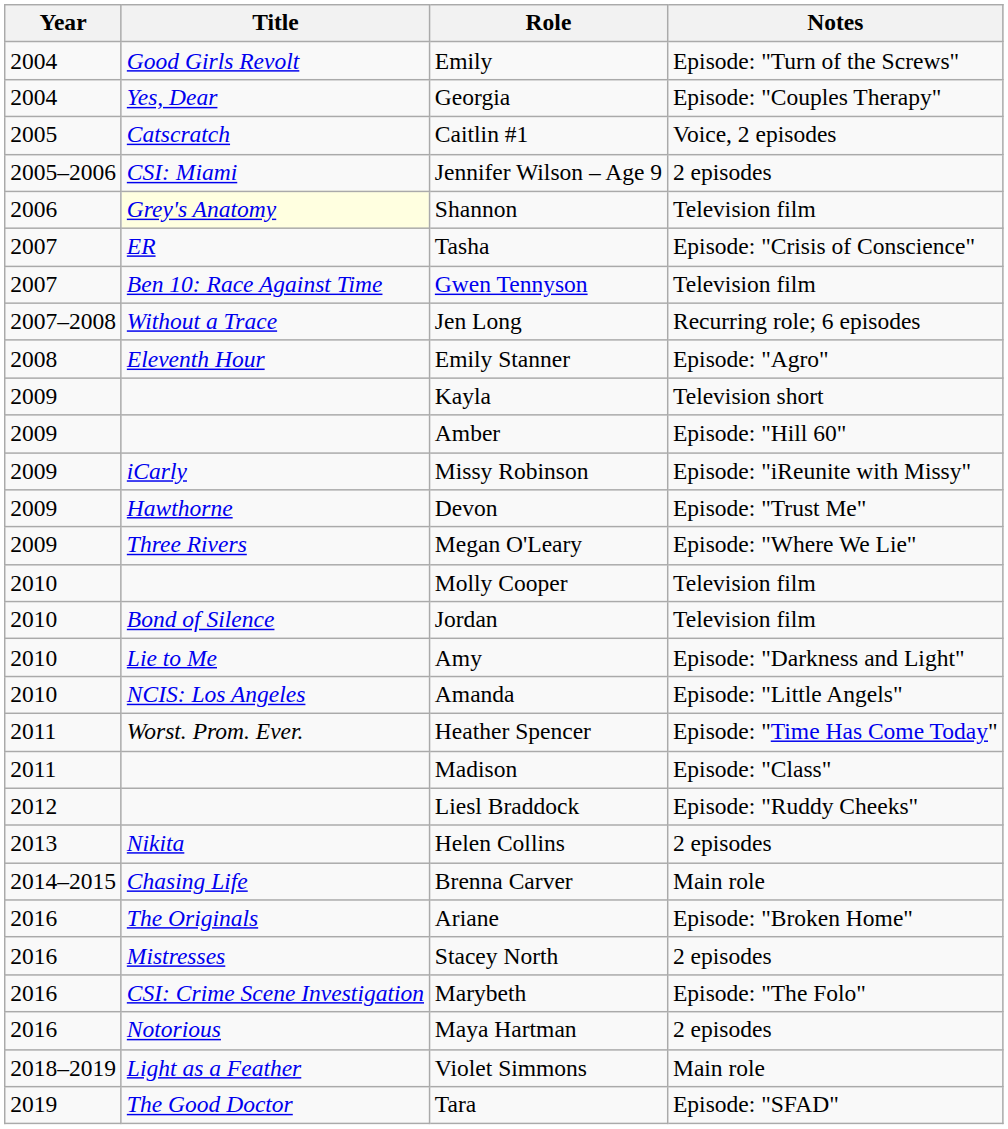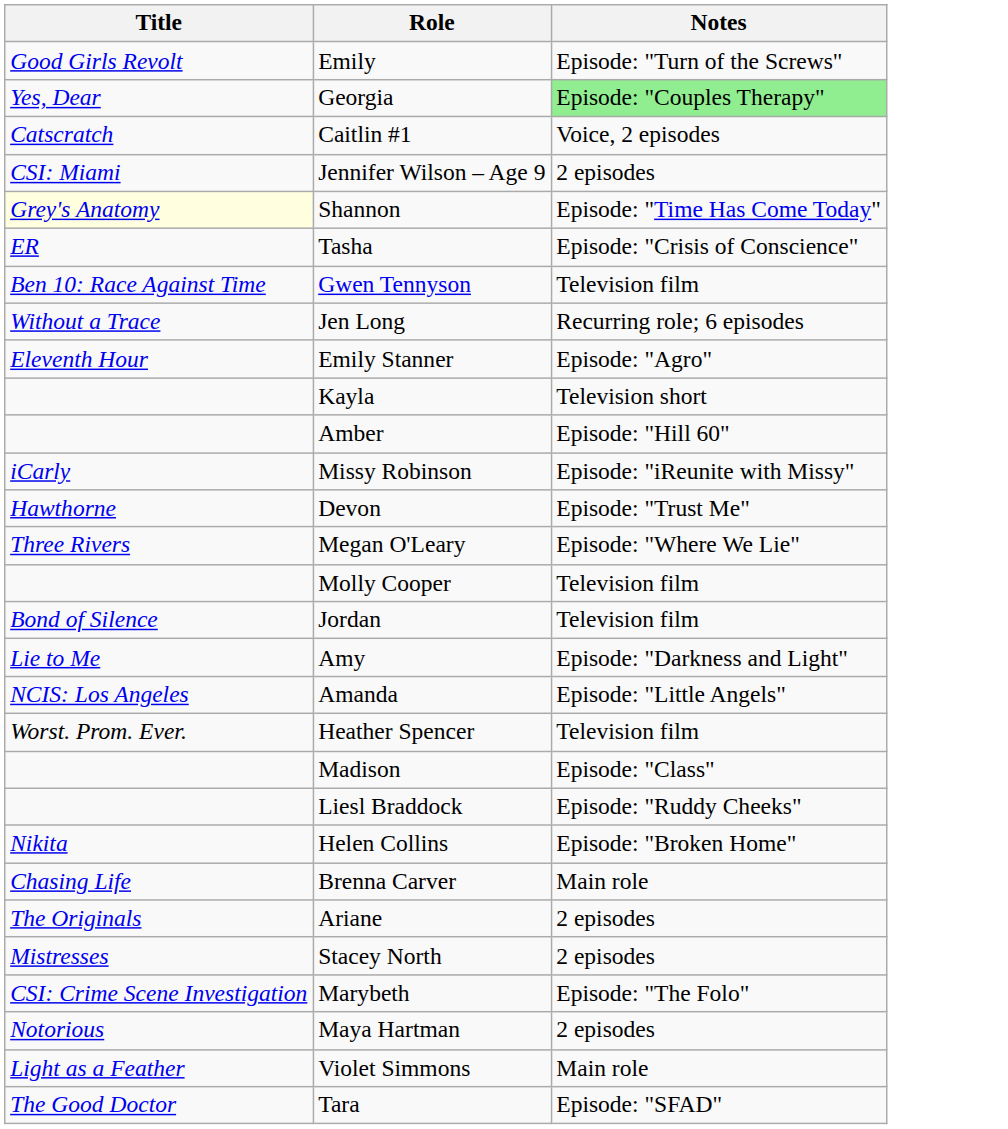- column: (63, 23)
(807, 97) no background -> (690, 97) lightgreen background
(744, 209) Television film -> (719, 209) Episode: "Time Has Come Today"
(835, 731) Episode: "Time Has Come Today" -> (628, 731) Television film
(722, 843) 2 episodes -> (676, 843) Episode: "Broken Home"
(793, 918) Episode: "Broken Home" -> (606, 918) 2 episodes
